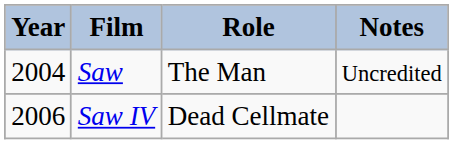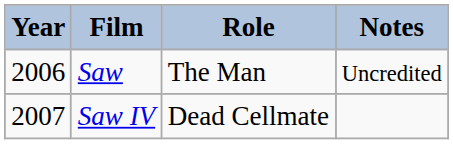(38, 71) 2004 -> (38, 71) 2006
(38, 116) 2006 -> (38, 116) 2007
